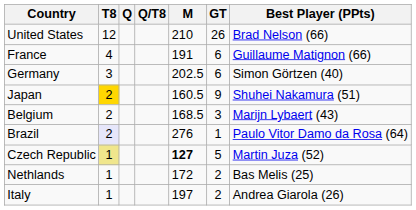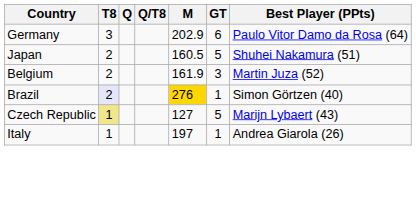- row: (45, 34)
- row: (27, 54)
(188, 74) 202.5 -> (188, 34) 202.9
(288, 74) Simon Görtzen (40) -> (320, 34) Paulo Vitor Damo da Rosa (64)
(109, 94) gold background -> (109, 54) no background
(218, 94) 9 -> (218, 54) 5
(188, 114) 168.5 -> (188, 74) 161.9
(285, 114) Marijn Lybaert (43) -> (278, 74) Martin Juza (52)
(182, 134) no background -> (182, 94) gold background
(320, 134) Paulo Vitor Damo da Rosa (64) -> (288, 94) Simon Görtzen (40)
(182, 154) bold -> (182, 114) normal
(278, 154) Martin Juza (52) -> (285, 114) Marijn Lybaert (43)
- row: (36, 174)
(218, 194) 2 -> (218, 134) 1
